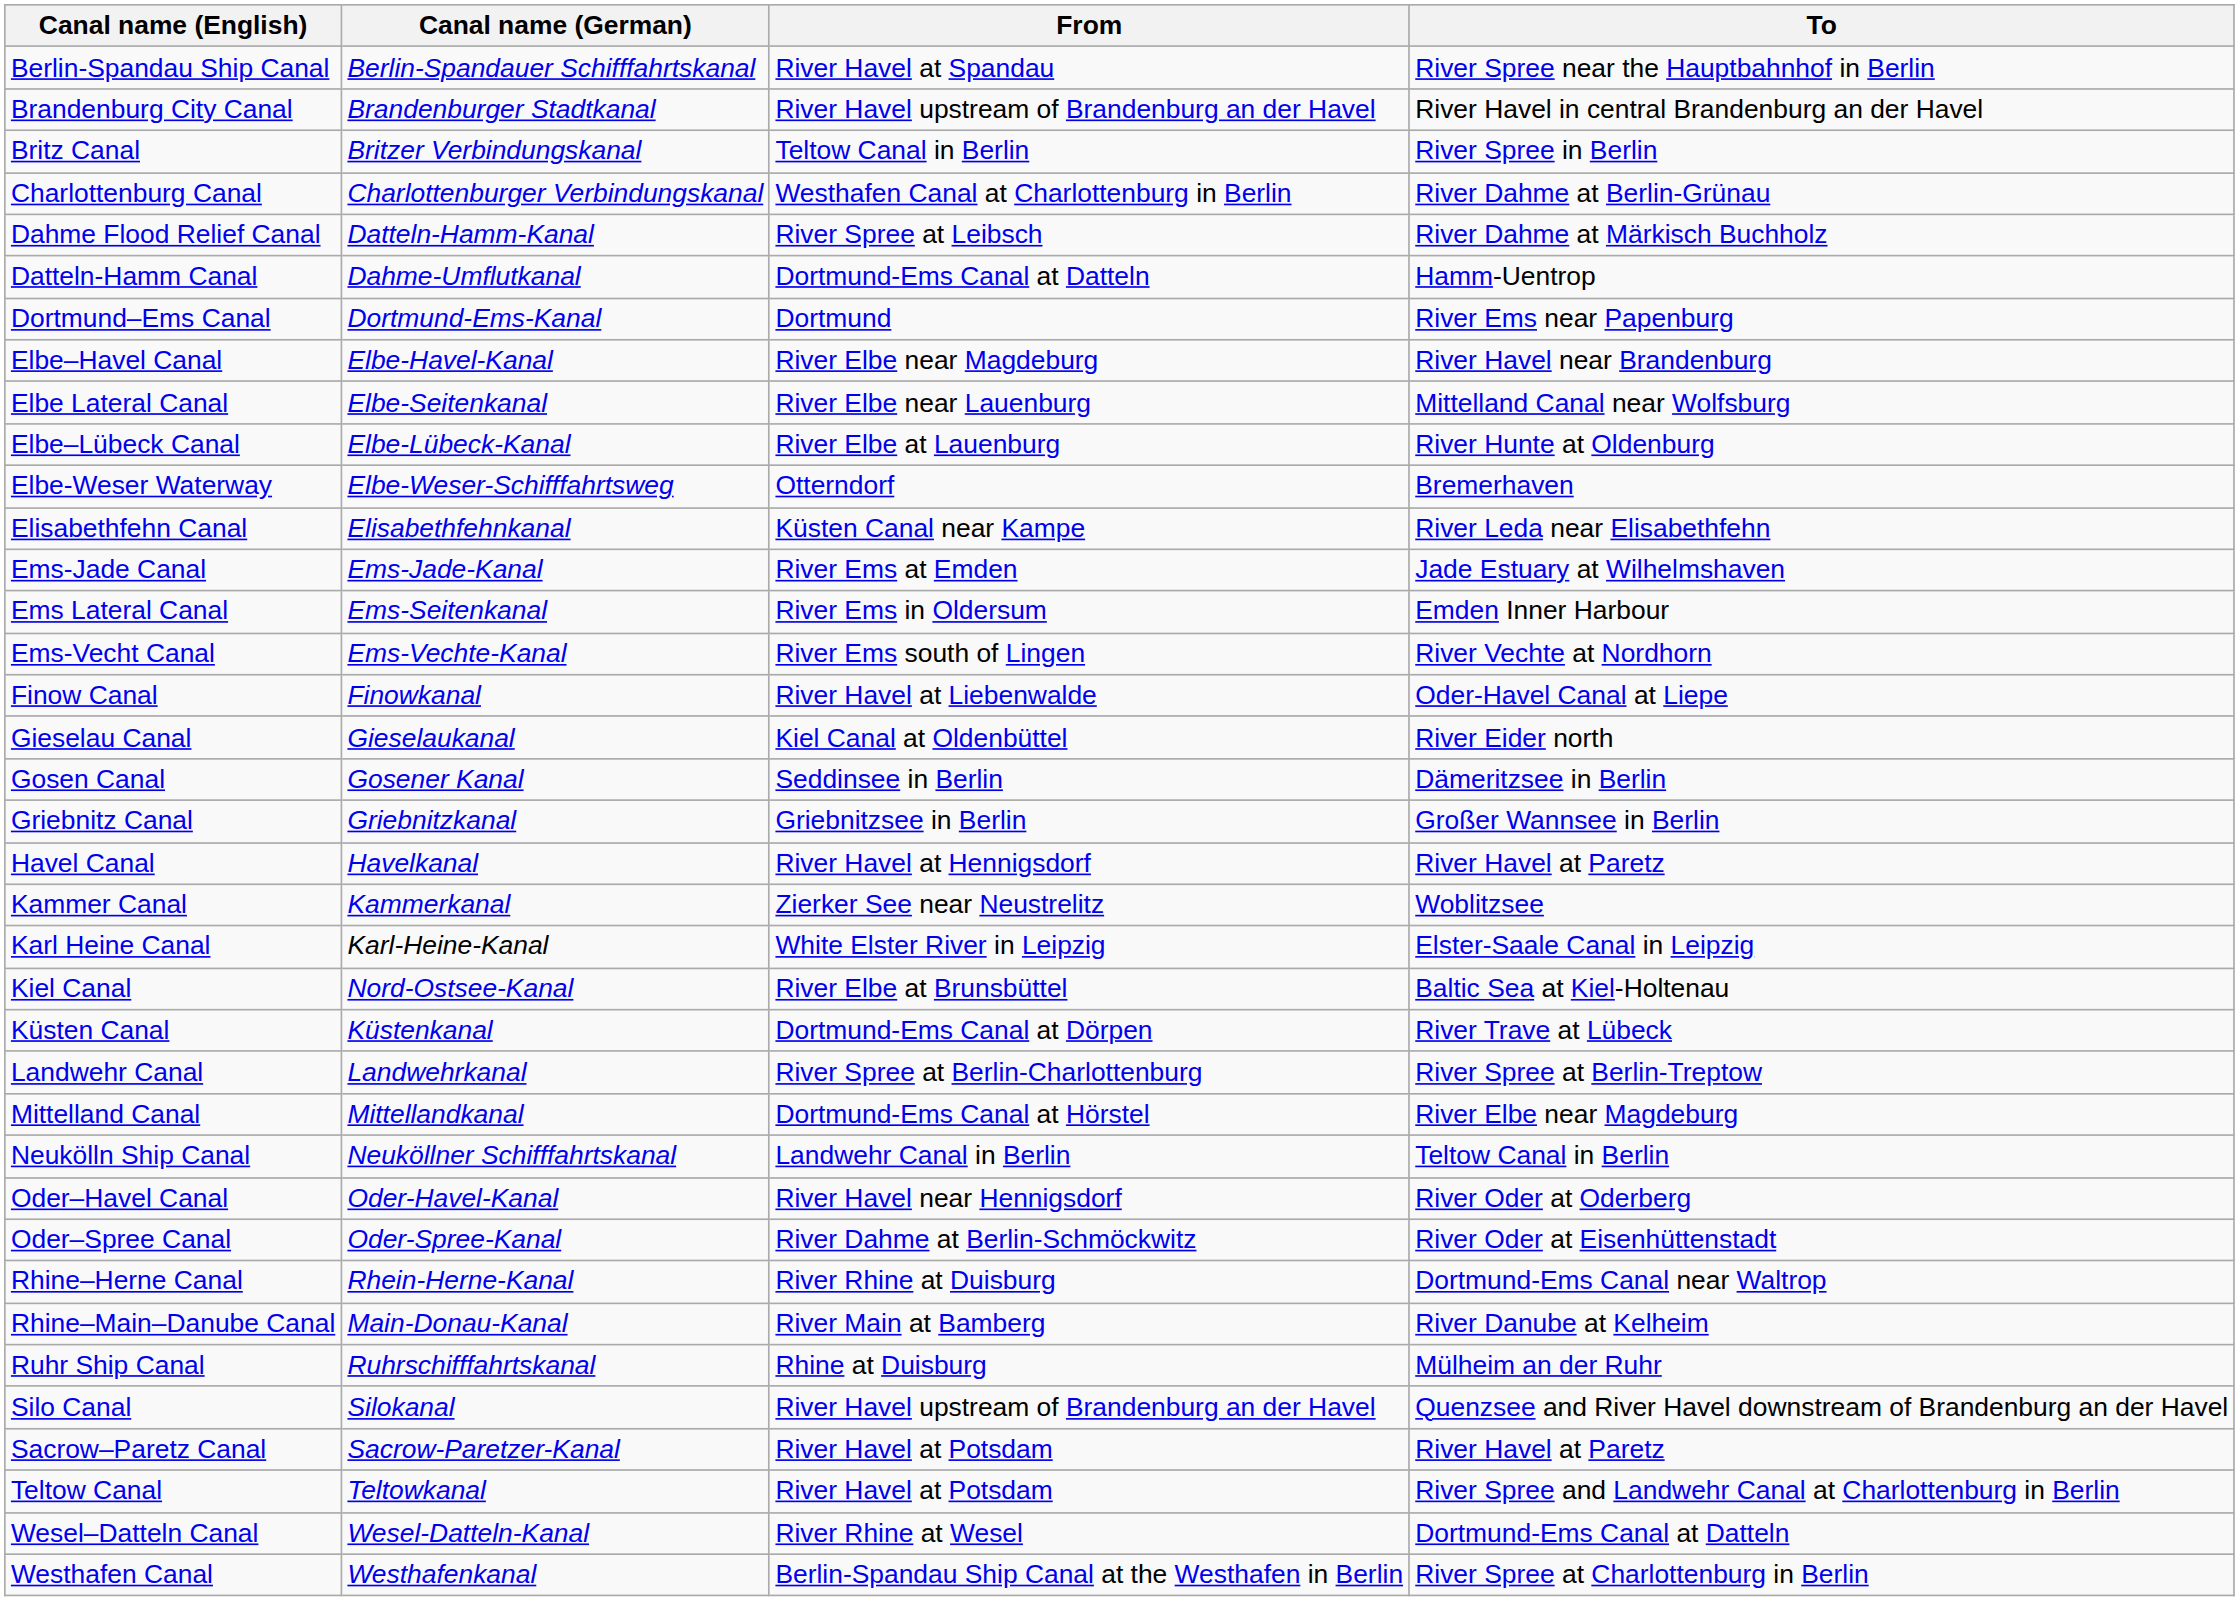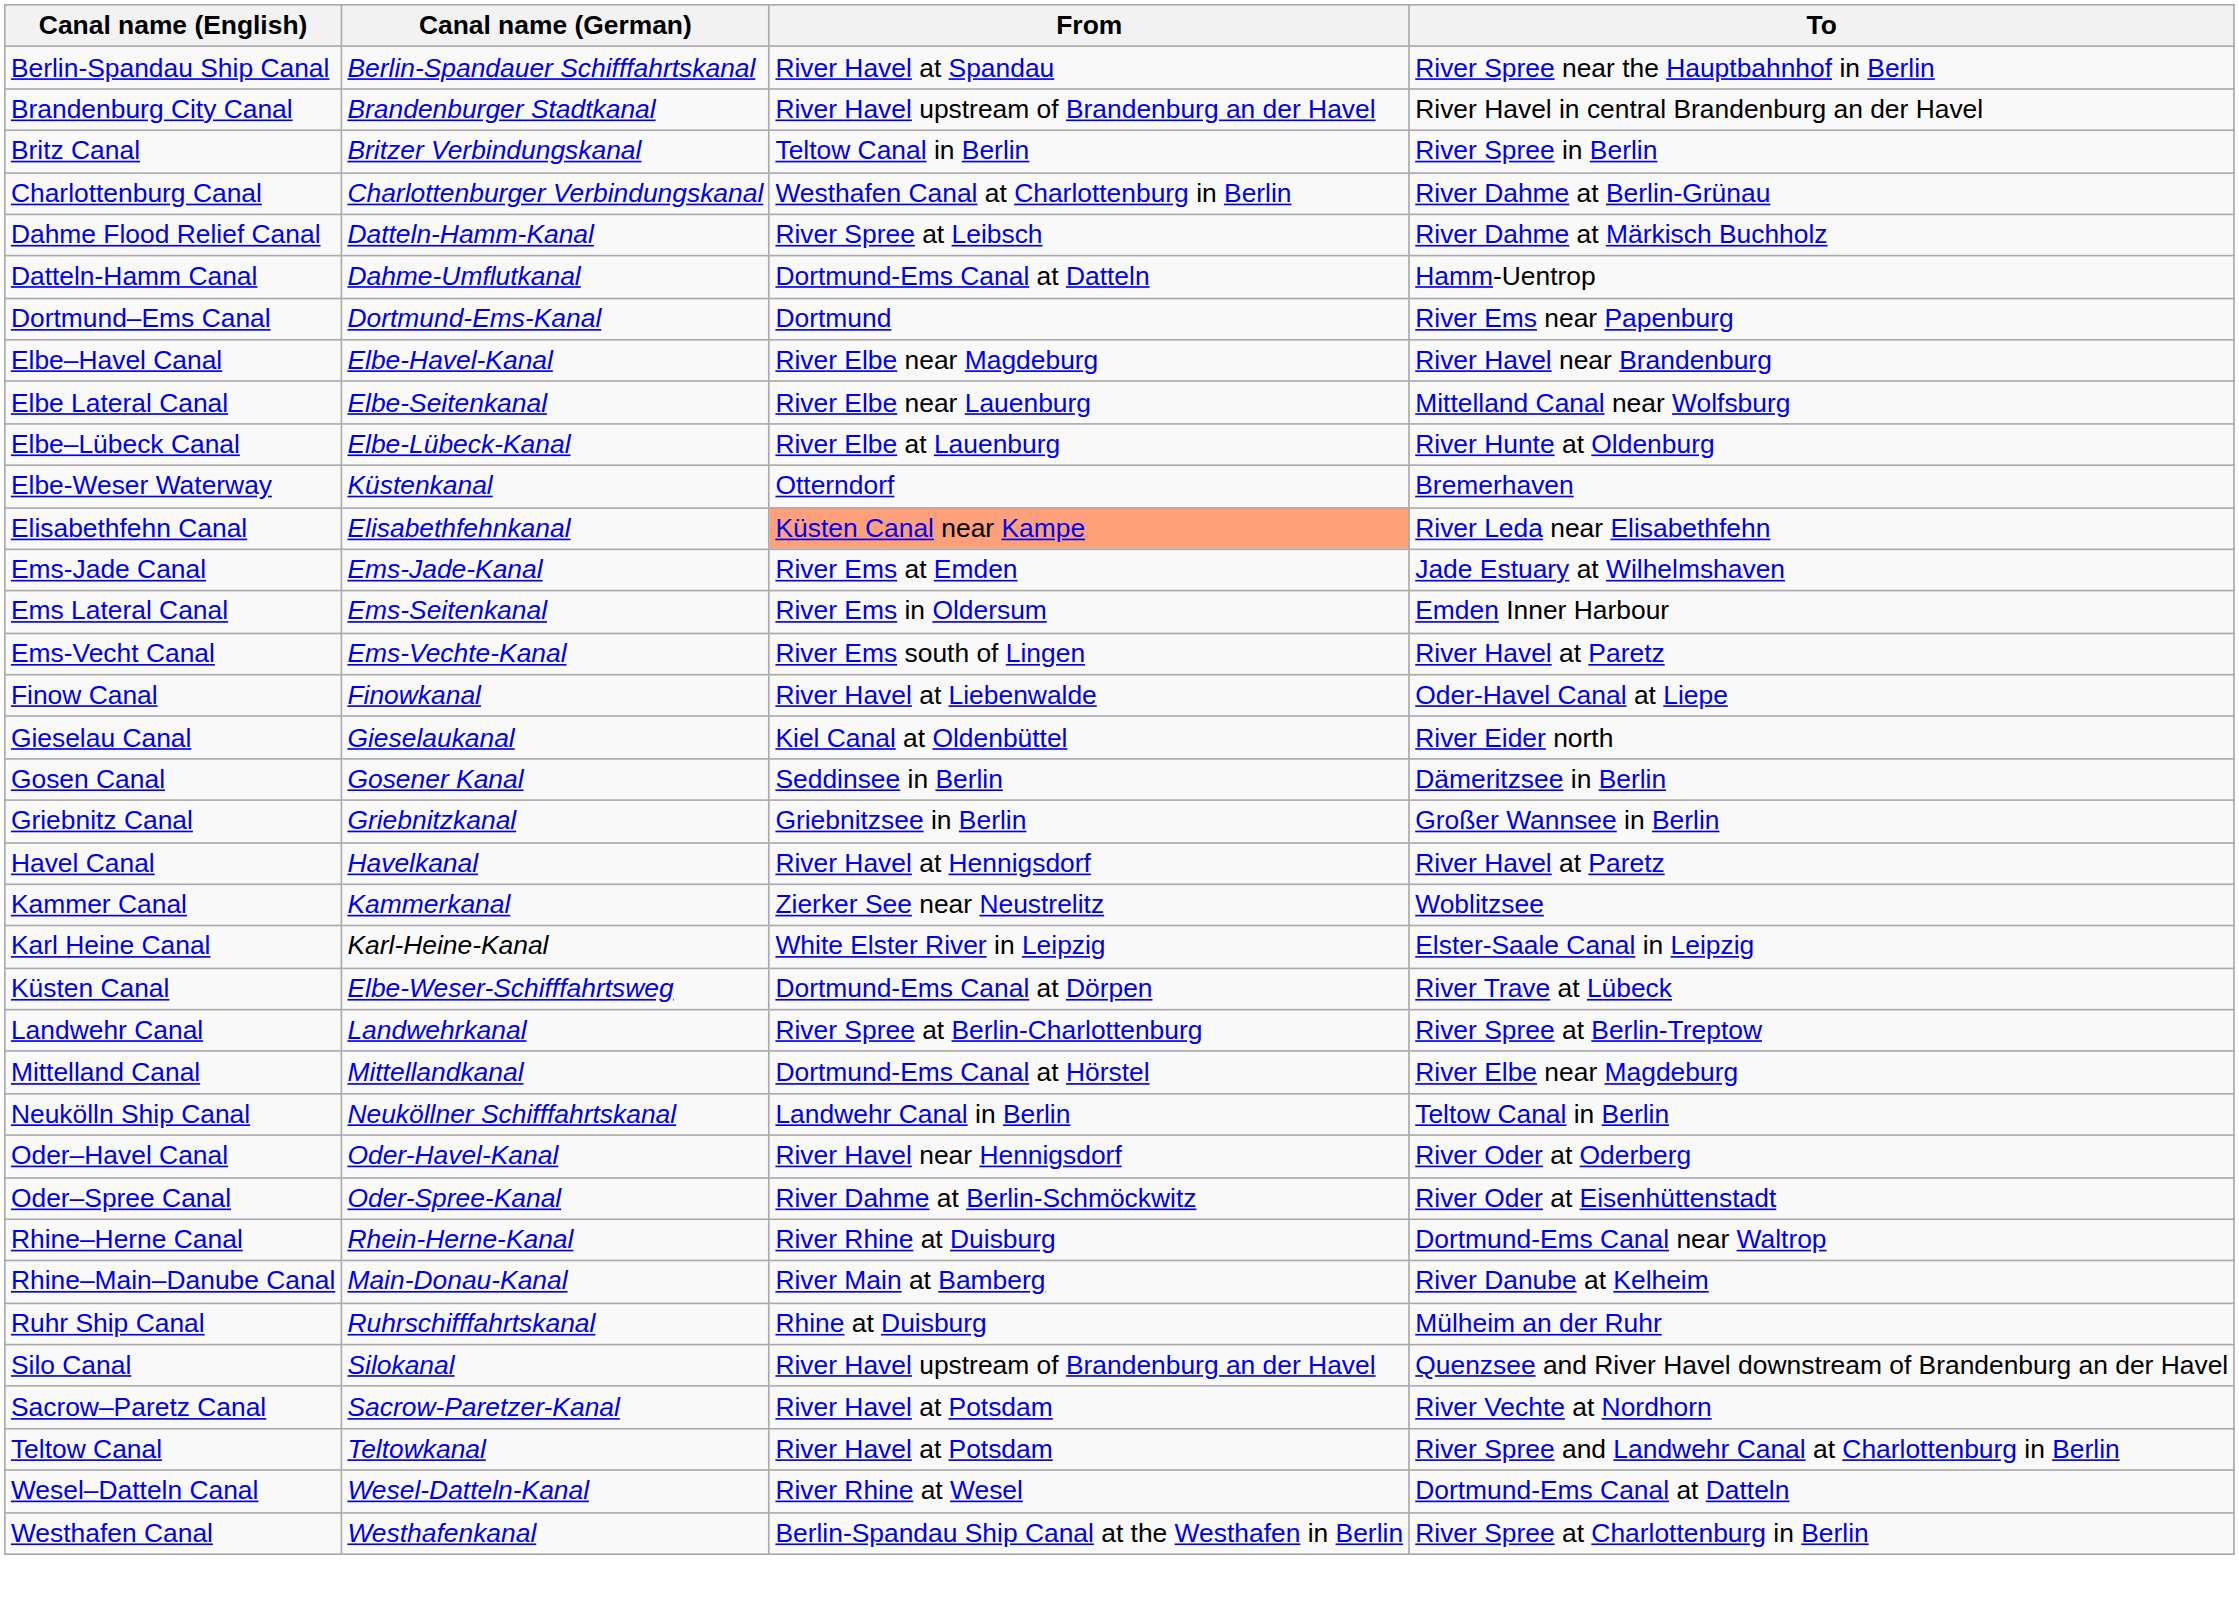(511, 485) Elbe-Weser-Schifffahrtsweg -> (420, 485) Küstenkanal
(930, 527) no background -> (930, 527) lightsalmon background
(1563, 653) River Vechte at Nordhorn -> (1540, 653) River Havel at Paretz
- row: (71, 988)
(420, 1030) Küstenkanal -> (511, 988) Elbe-Weser-Schifffahrtsweg
(1540, 1448) River Havel at Paretz -> (1563, 1407) River Vechte at Nordhorn
